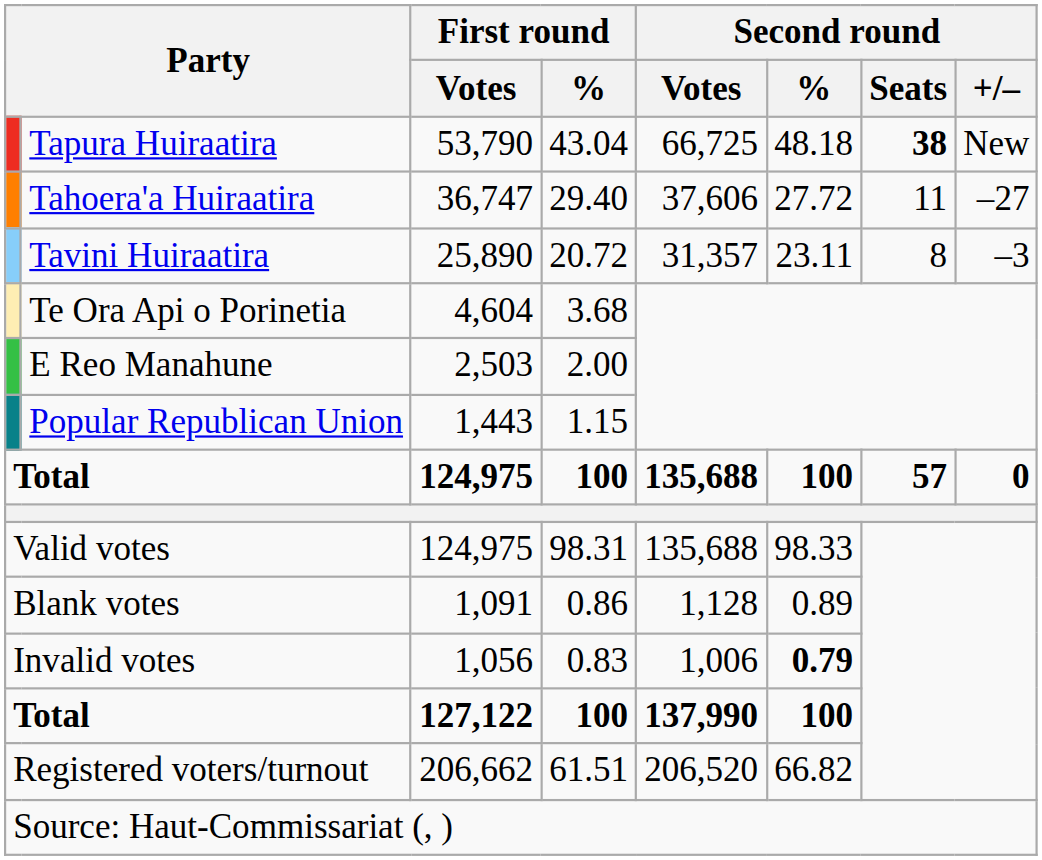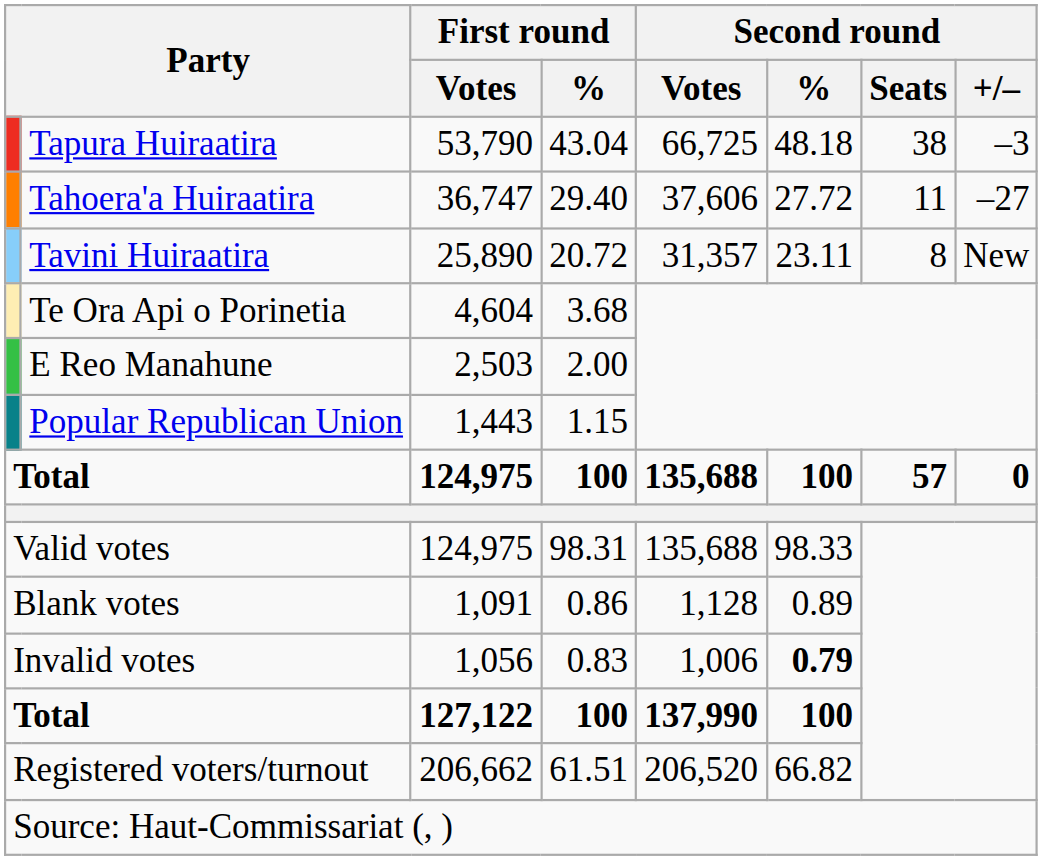(930, 143) bold -> (930, 143) normal
(996, 143) New -> (1012, 143) –3
(1012, 254) –3 -> (996, 254) New
